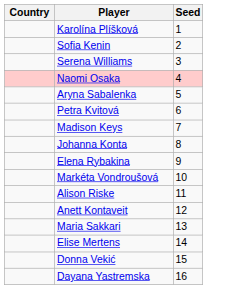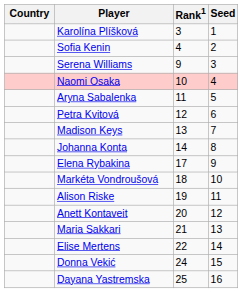+ column: (191, 14)
